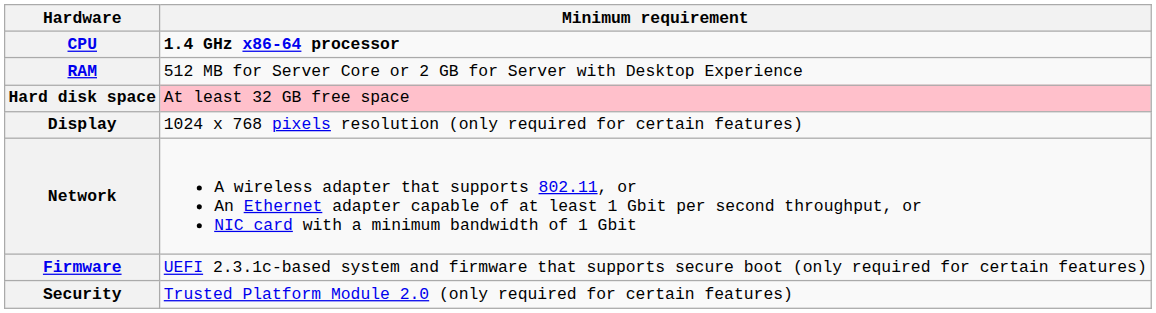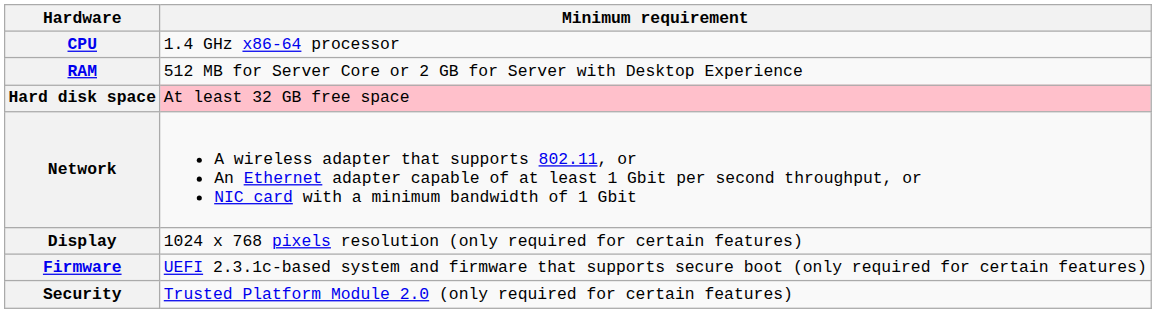(282, 45) bold -> (282, 45) normal
rows swapped: (82, 125) <-> (82, 196)
